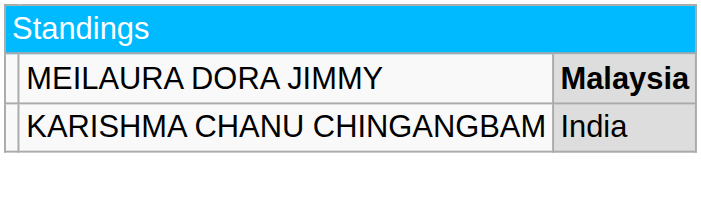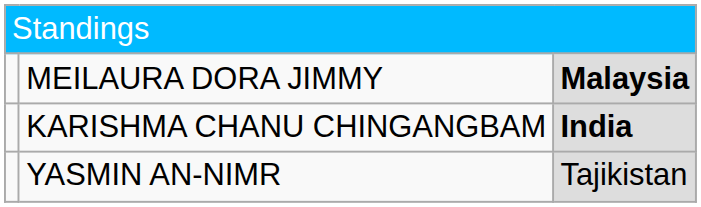(594, 126) normal -> (596, 126) bold
+ row: (154, 175)
